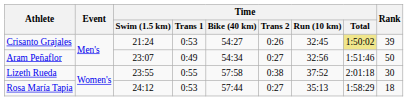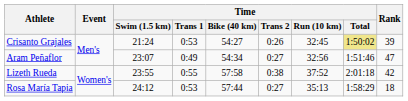(390, 58) 50 -> (390, 58) 47
(390, 73) 30 -> (390, 73) 42
